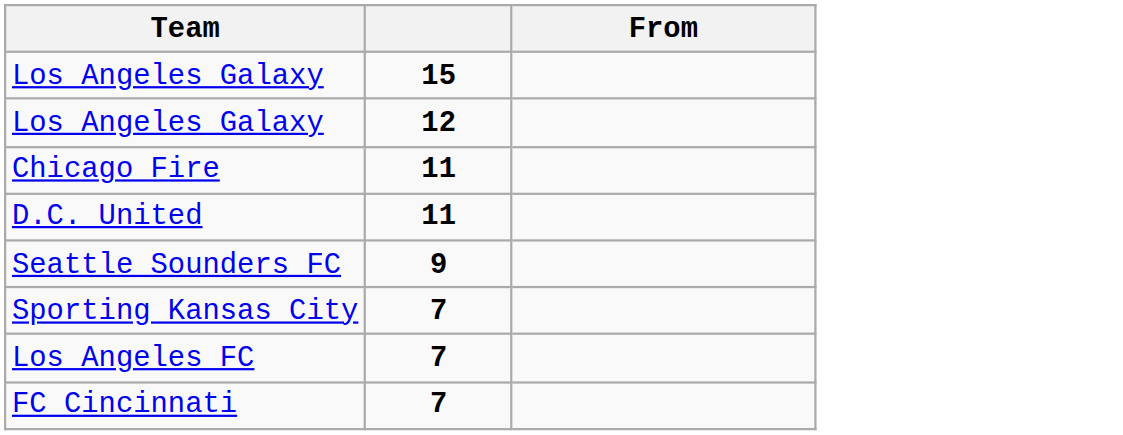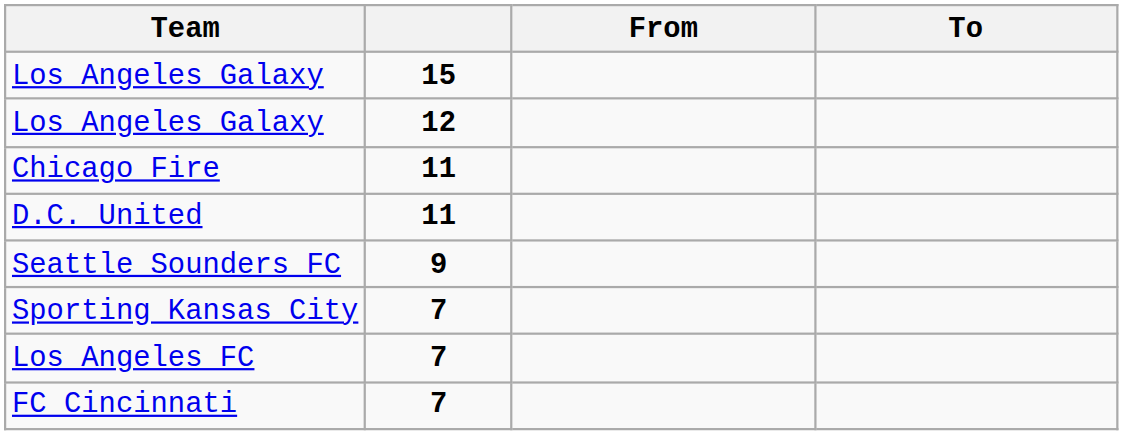+ column: (966, 29)
